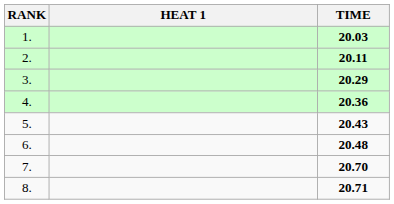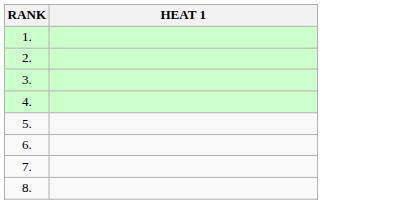- column: (353, 15)
